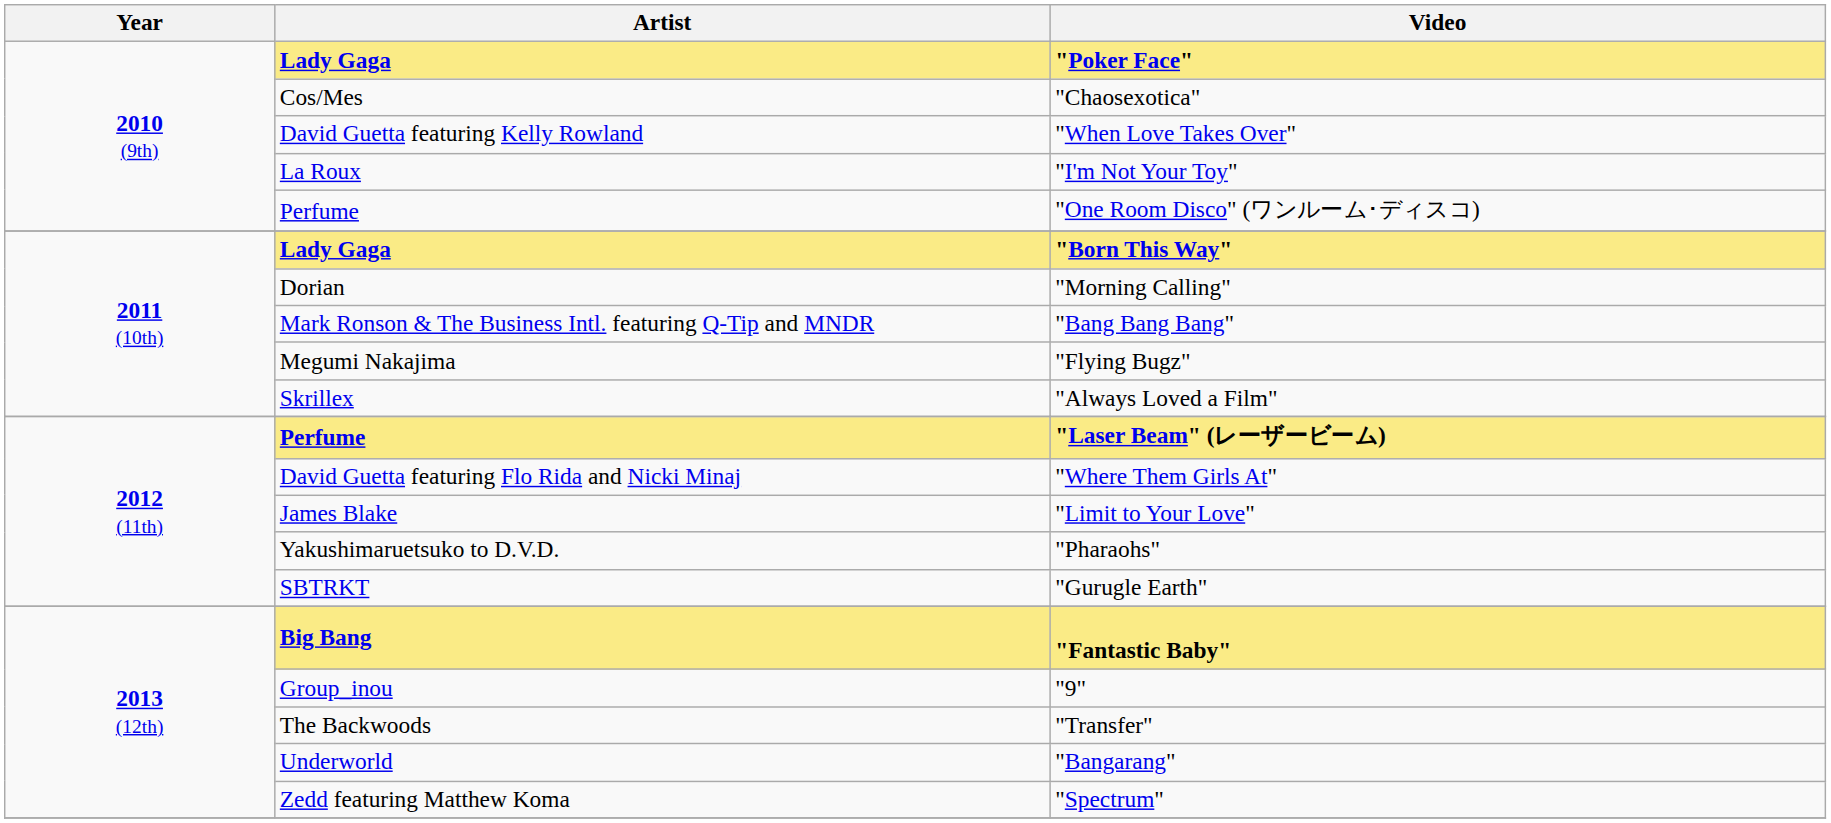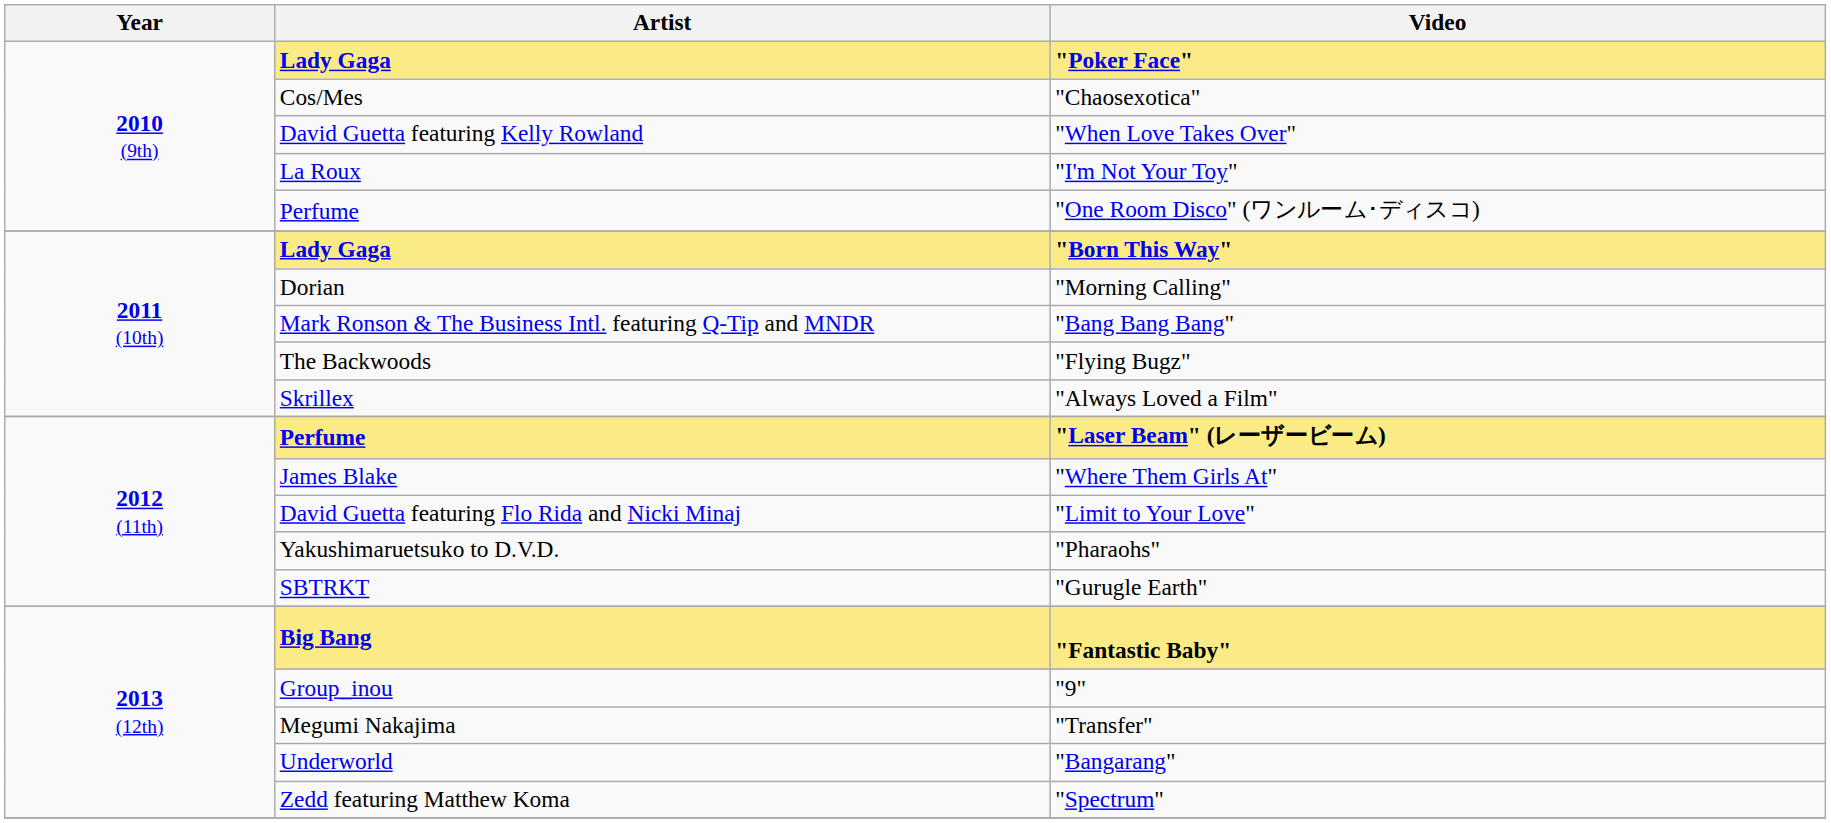(368, 360) Megumi Nakajima -> (355, 360) The Backwoods
(510, 476) David Guetta featuring Flo Rida and Nicki Minaj -> (339, 476) James Blake
(339, 513) James Blake -> (510, 513) David Guetta featuring Flo Rida and Nicki Minaj
(355, 724) The Backwoods -> (368, 724) Megumi Nakajima
